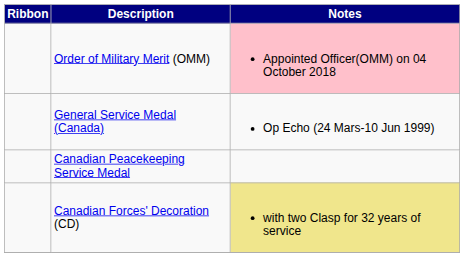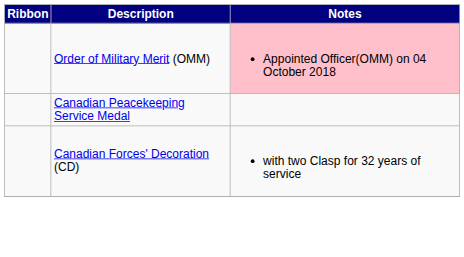- row: (115, 121)
(345, 224) khaki background -> (345, 168) no background
